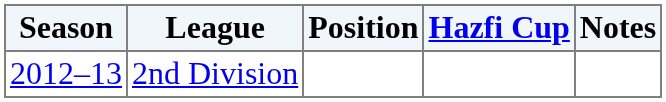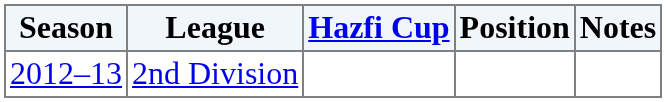columns swapped: (363, 27) <-> (499, 27)
